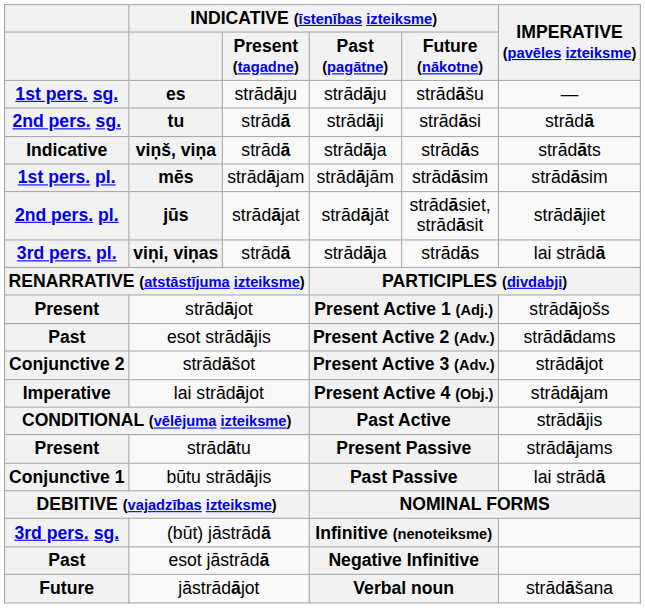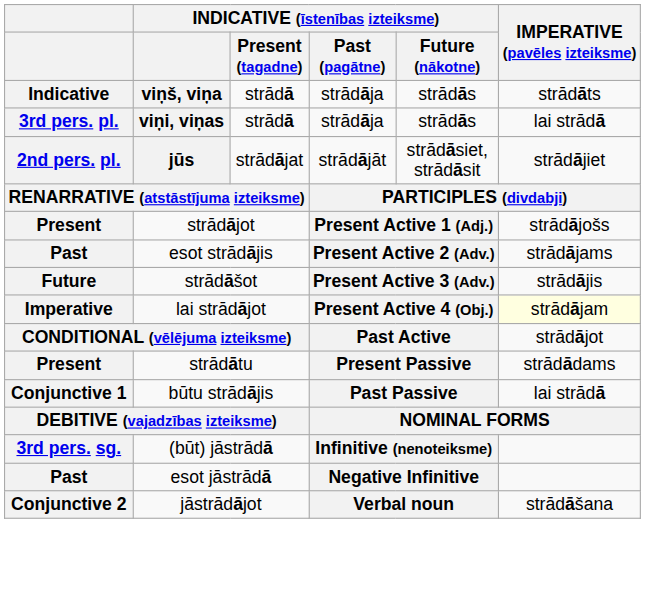- row: (176, 94)
- row: (176, 121)
- row: (176, 177)
rows swapped: (176, 215) <-> (176, 253)
(569, 337) strādādams -> (569, 253) strādājams
(67, 365) Conjunctive 2 -> (69, 281) Future
(569, 365) strādājot -> (569, 281) strādājis
(569, 393) no background -> (569, 309) lightyellow background
(569, 420) strādājis -> (569, 337) strādājot
(569, 448) strādājams -> (569, 365) strādādams
(67, 588) Future -> (69, 504) Conjunctive 2
